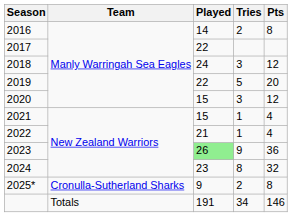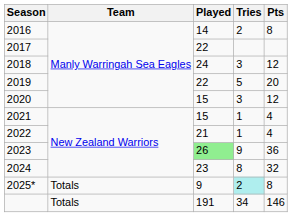(117, 185) Cronulla-Sutherland Sharks -> (65, 185) Totals
(239, 185) no background -> (239, 185) paleturquoise background
